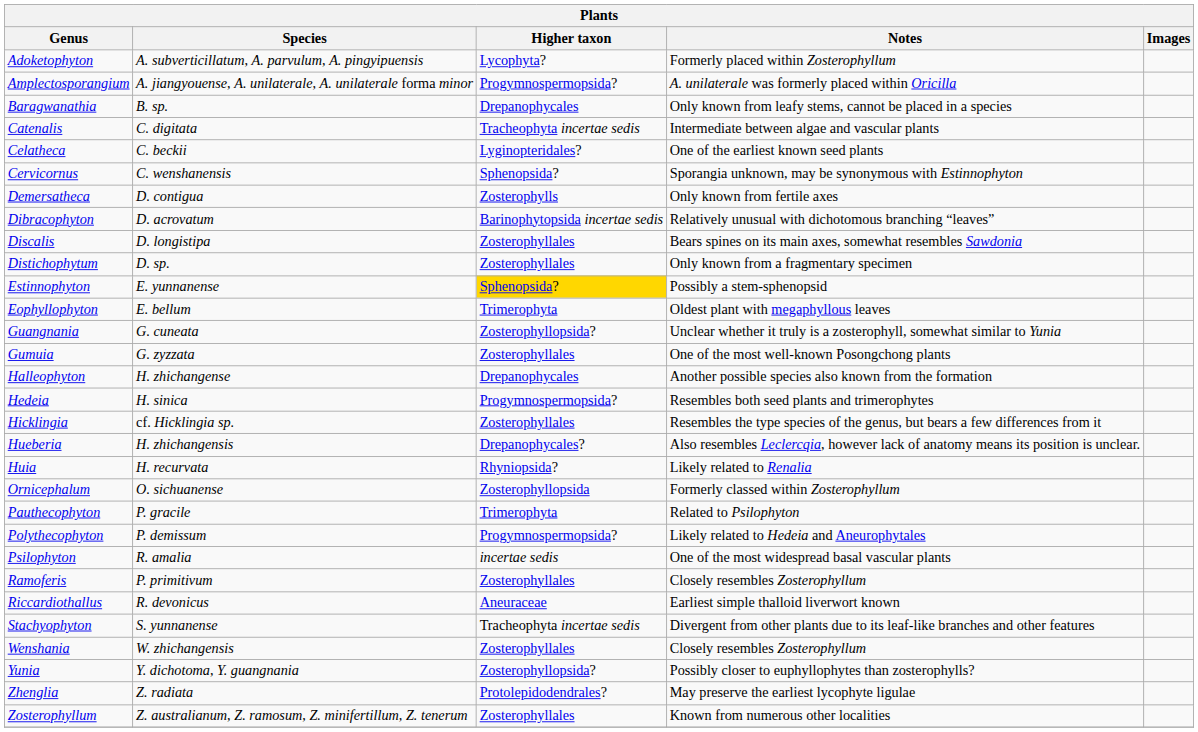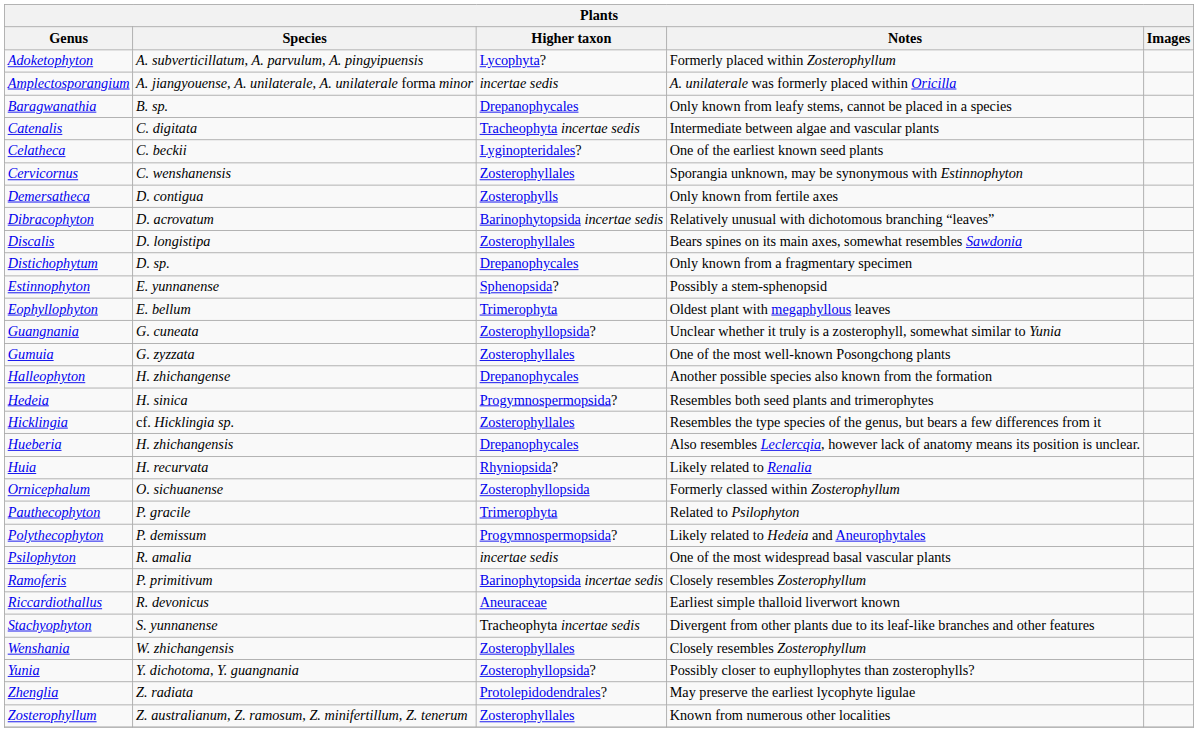(548, 83) Progymnospermopsida? -> (519, 83) incertae sedis
(519, 173) Sphenopsida? -> (527, 173) Zosterophyllales
(527, 264) Zosterophyllales -> (529, 264) Drepanophycales
(519, 286) gold background -> (519, 286) no background
(532, 444) Drepanophycales? -> (529, 444) Drepanophycales
(527, 580) Zosterophyllales -> (571, 580) Barinophytopsida incertae sedis
